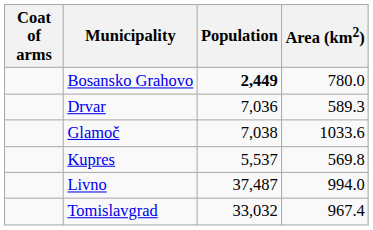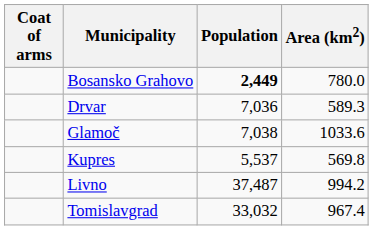(346, 185) 994.0 -> (346, 185) 994.2
